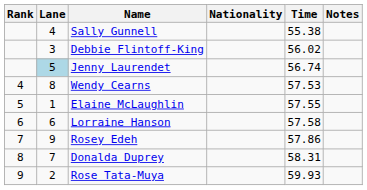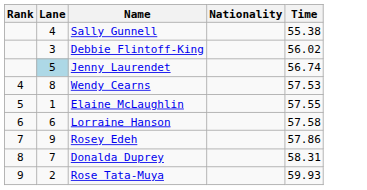- column: (343, 13)
